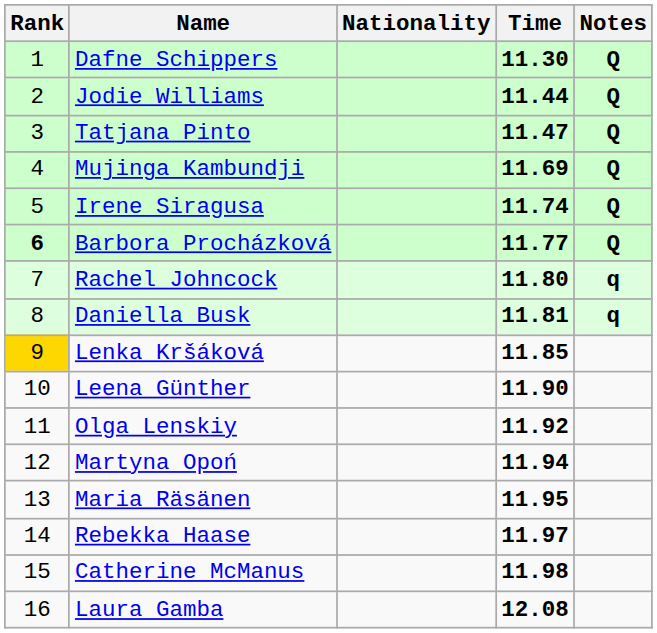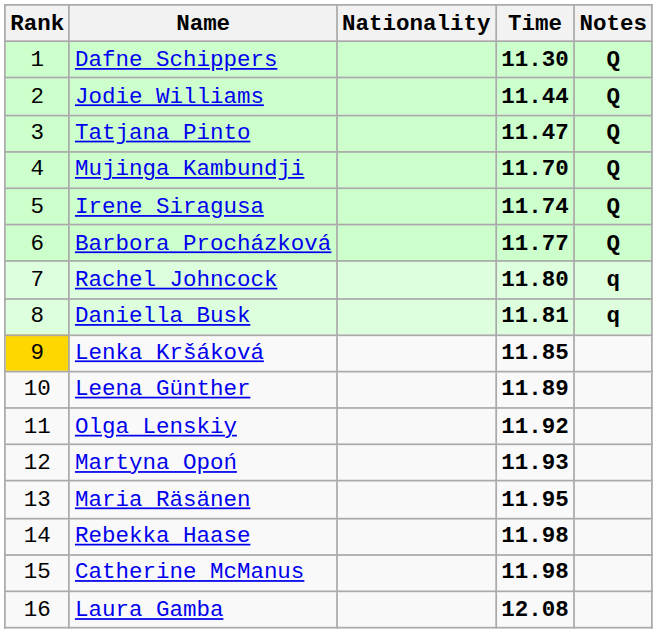(535, 170) 11.69 -> (535, 170) 11.70
(37, 243) bold -> (37, 243) normal
(535, 390) 11.90 -> (535, 390) 11.89
(535, 463) 11.94 -> (535, 463) 11.93
(535, 536) 11.97 -> (535, 536) 11.98
